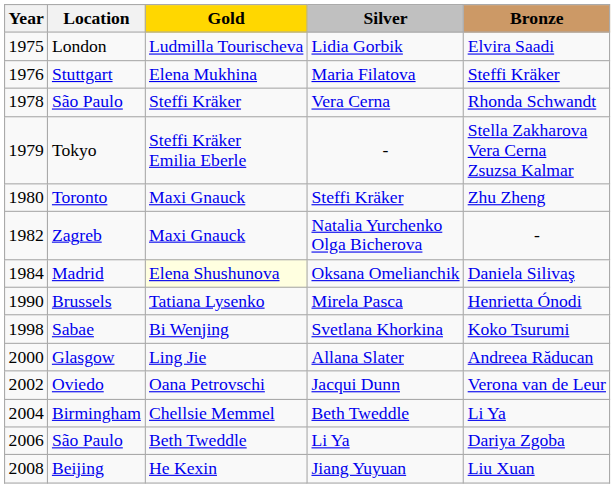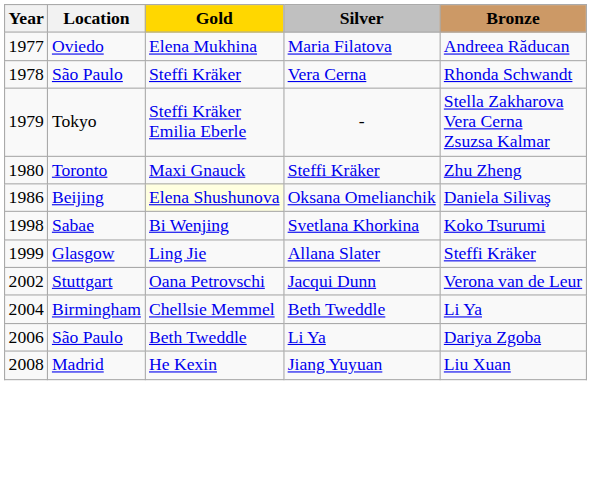- row: (357, 46)
(26, 74) 1976 -> (26, 46) 1977
(82, 74) Stuttgart -> (78, 46) Oviedo
(514, 74) Steffi Kräker -> (507, 46) Andreea Răducan
- row: (377, 235)
(26, 273) 1984 -> (26, 197) 1986
(78, 273) Madrid -> (78, 197) Beijing
- row: (357, 301)
(26, 356) 2000 -> (26, 253) 1999
(530, 356) Andreea Răducan -> (490, 253) Steffi Kräker
(78, 384) Oviedo -> (82, 281) Stuttgart
(78, 468) Beijing -> (78, 365) Madrid
